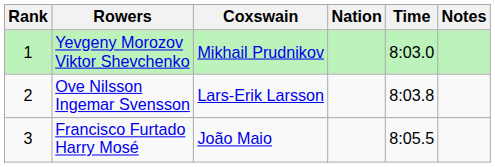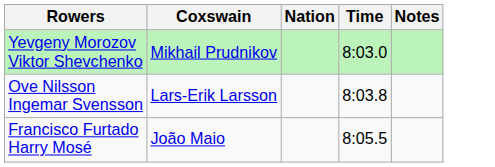- column: (28, 17)
